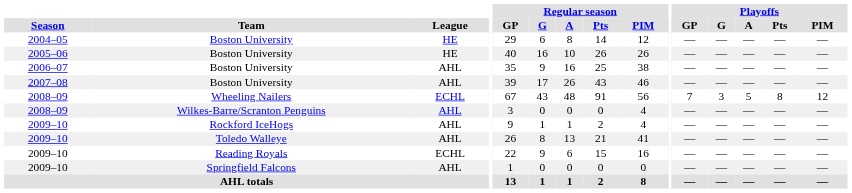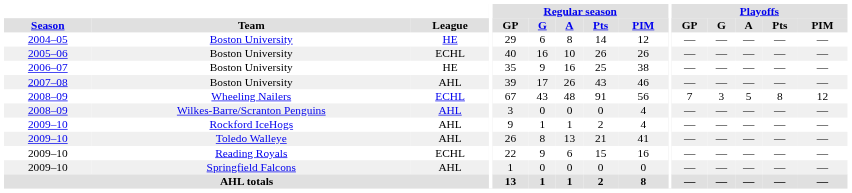(450, 53) HE -> (450, 53) ECHL
(450, 68) AHL -> (450, 68) HE
